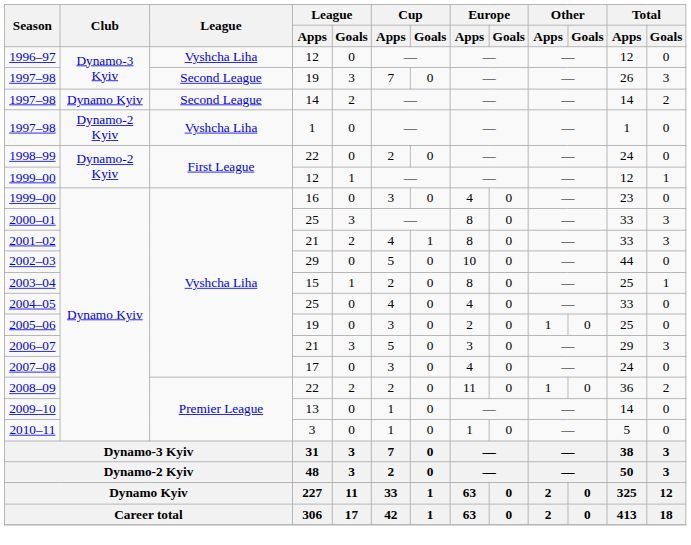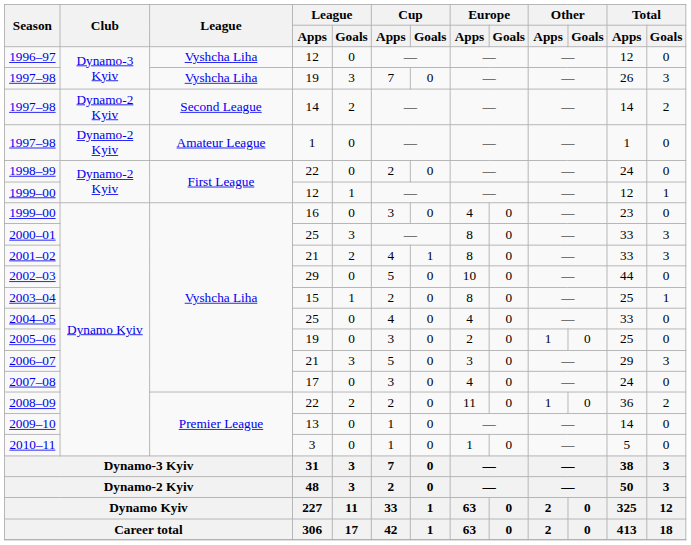(221, 78) Second League -> (221, 78) Vyshcha Liha
(105, 99) Dynamo Kyiv -> (105, 106) Dynamo-2 Kyiv
(221, 127) Vyshcha Liha -> (221, 142) Amateur League
